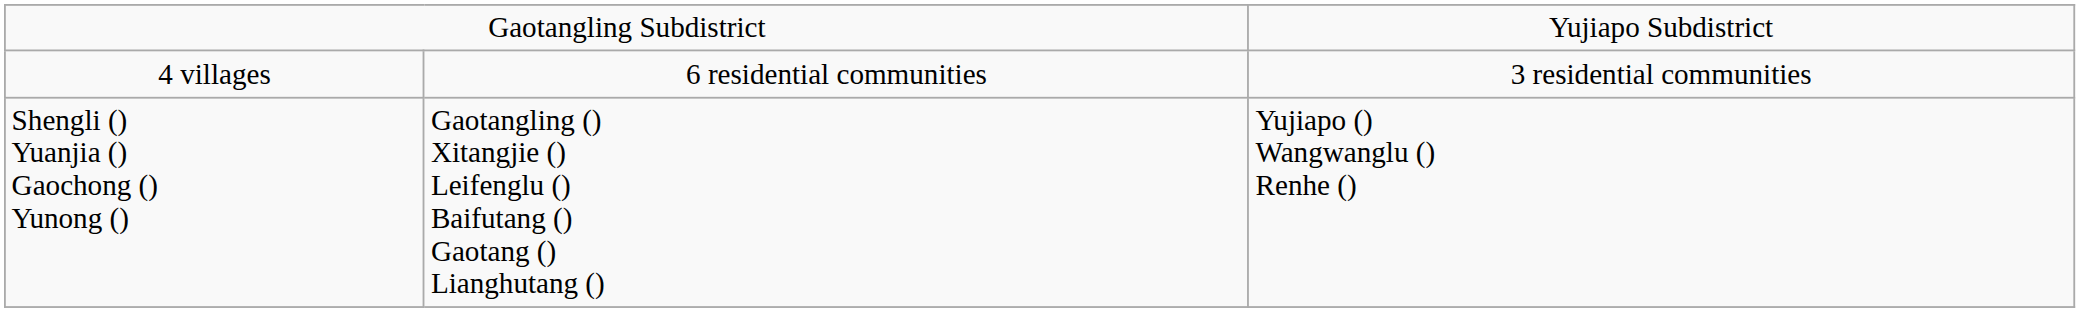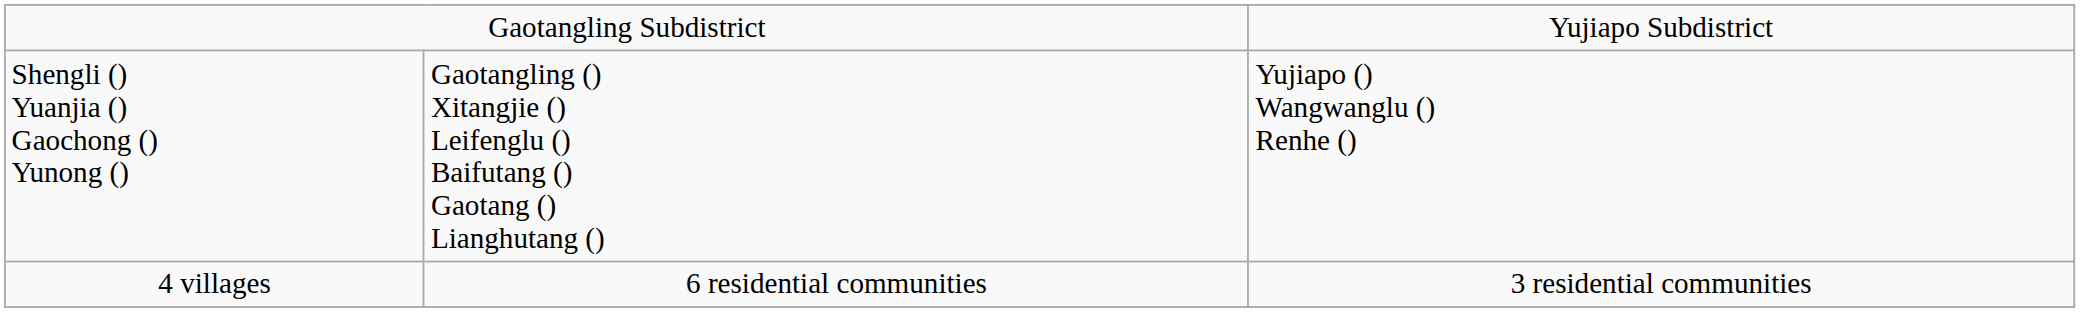rows swapped: (215, 73) <-> (85, 169)
